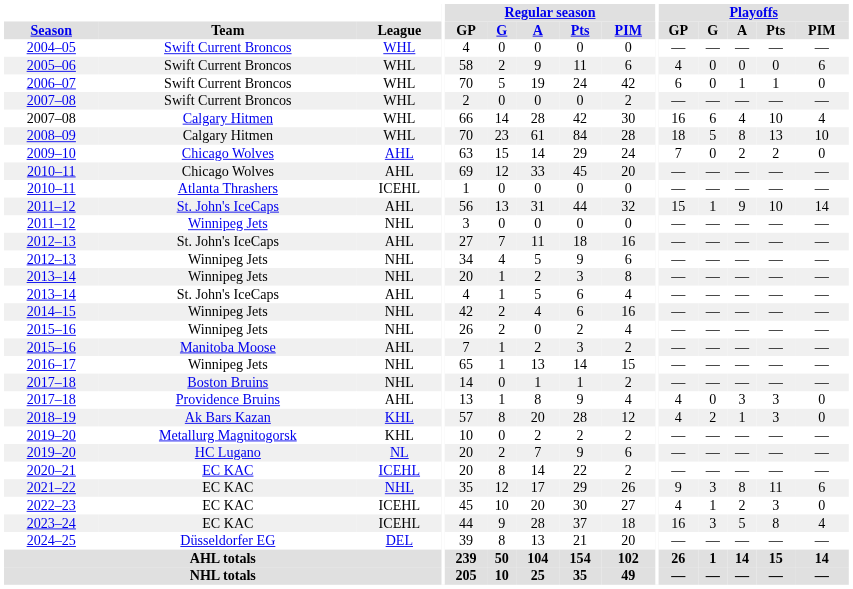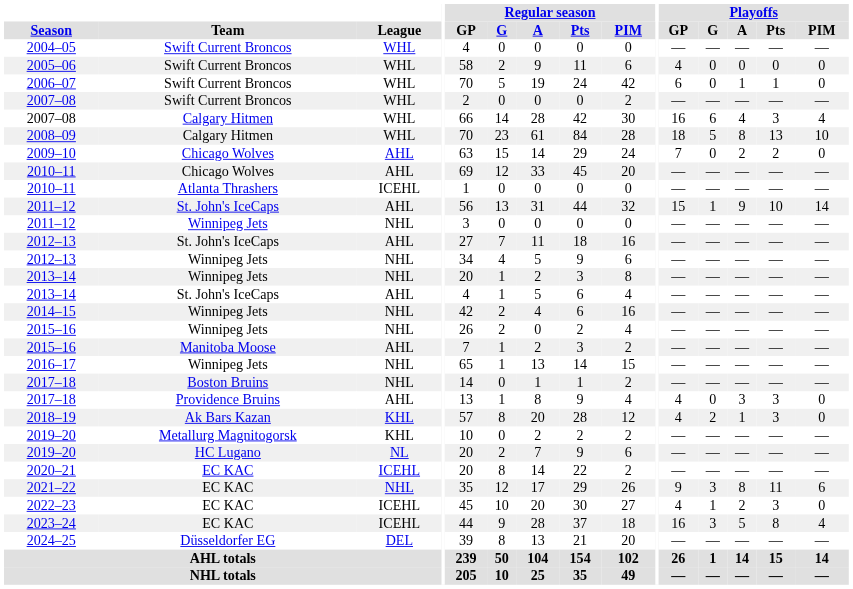(822, 65) 6 -> (822, 65) 0
(776, 118) 10 -> (776, 118) 3
